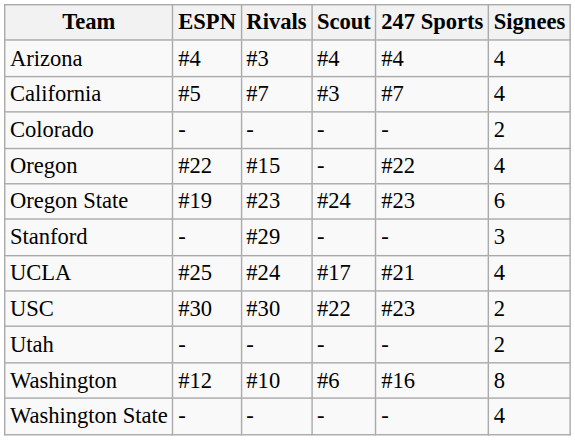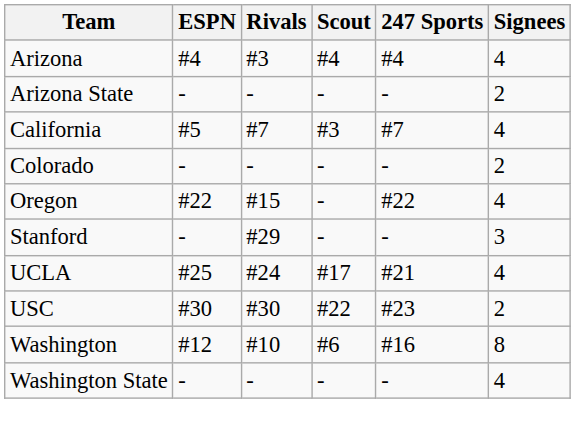+ row: (72, 93)
- row: (69, 201)
- row: (32, 344)
